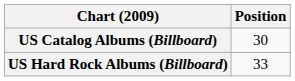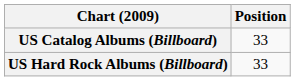(261, 40) 30 -> (261, 40) 33
